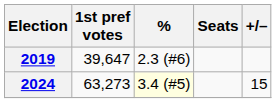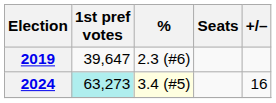(107, 84) no background -> (107, 84) paleturquoise background
(259, 84) 15 -> (259, 84) 16
